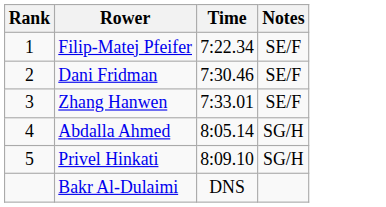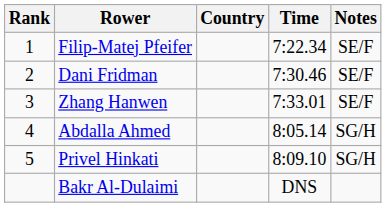+ column: (232, 18)
